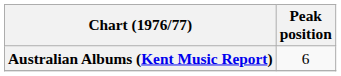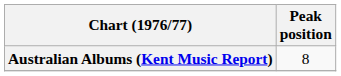(306, 58) 6 -> (306, 58) 8
